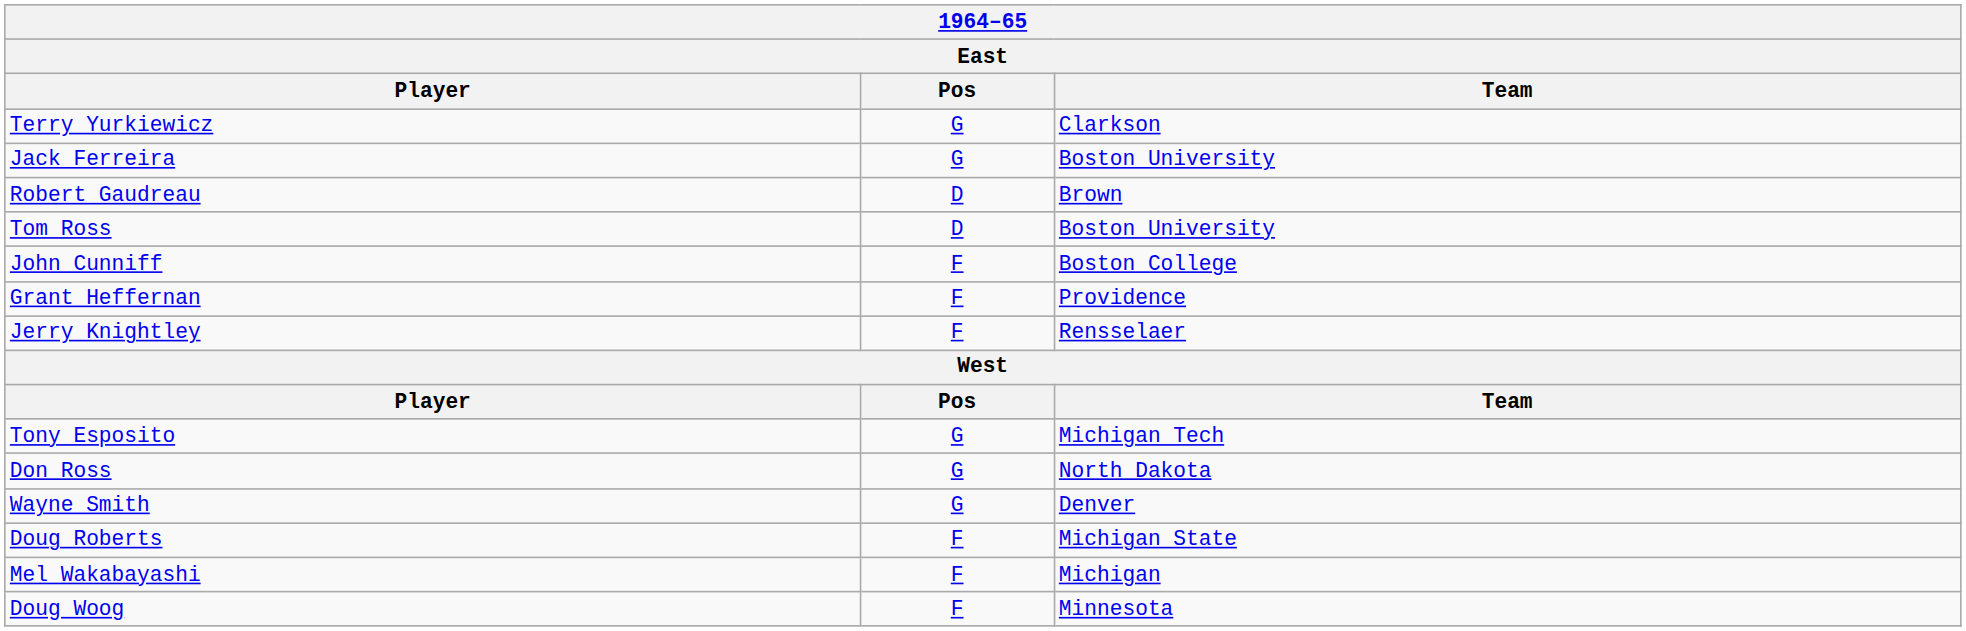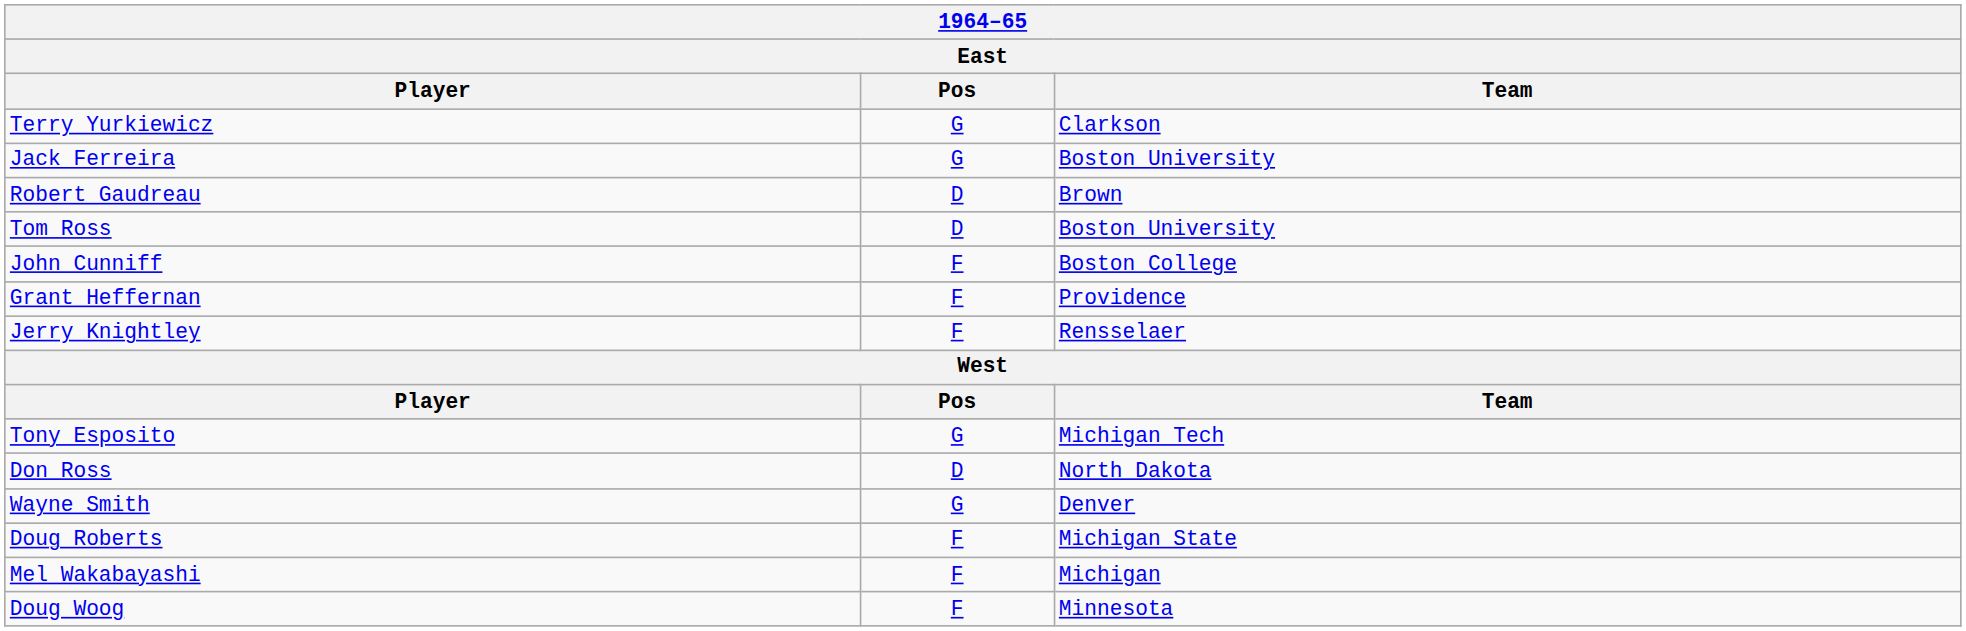(957, 471) G -> (957, 471) D
